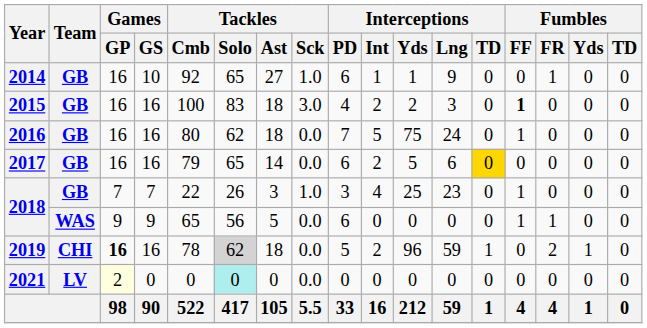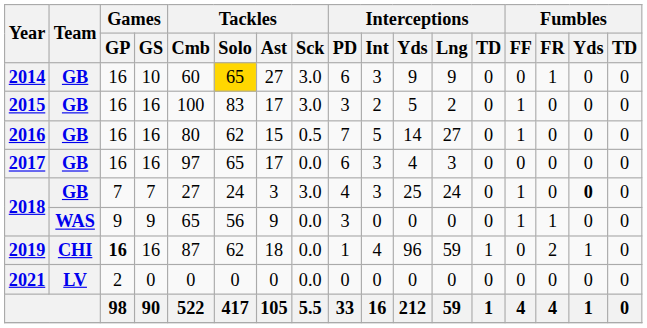(191, 76) 92 -> (191, 76) 60
(235, 76) no background -> (235, 76) gold background
(310, 76) 1.0 -> (310, 76) 3.0
(377, 76) 1 -> (377, 76) 3
(412, 76) 1 -> (412, 76) 9
(274, 105) 18 -> (274, 105) 17
(345, 105) 4 -> (345, 105) 3
(412, 105) 2 -> (412, 105) 5
(452, 105) 3 -> (452, 105) 2
(521, 105) bold -> (521, 105) normal
(274, 134) 18 -> (274, 134) 15
(310, 134) 0.0 -> (310, 134) 0.5
(412, 134) 75 -> (412, 134) 14
(452, 134) 24 -> (452, 134) 27
(191, 163) 79 -> (191, 163) 97
(274, 163) 14 -> (274, 163) 17
(377, 163) 2 -> (377, 163) 3
(412, 163) 5 -> (412, 163) 4
(452, 163) 6 -> (452, 163) 3
(489, 163) gold background -> (489, 163) no background
(191, 192) 22 -> (191, 192) 27
(235, 192) 26 -> (235, 192) 24
(310, 192) 1.0 -> (310, 192) 3.0
(345, 192) 3 -> (345, 192) 4
(377, 192) 4 -> (377, 192) 3
(452, 192) 23 -> (452, 192) 24
(588, 192) normal -> (588, 192) bold
(274, 221) 5 -> (274, 221) 9
(345, 221) 6 -> (345, 221) 3
(191, 250) 78 -> (191, 250) 87
(235, 250) lightgrey background -> (235, 250) no background
(345, 250) 5 -> (345, 250) 1
(377, 250) 2 -> (377, 250) 4
(118, 279) lightyellow background -> (118, 279) no background
(235, 279) paleturquoise background -> (235, 279) no background
